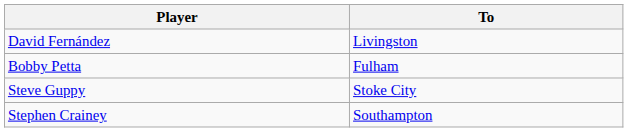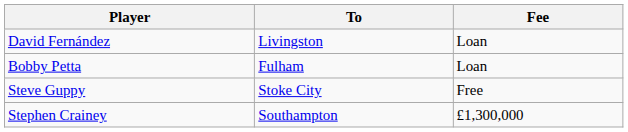+ column: (538, 16)
